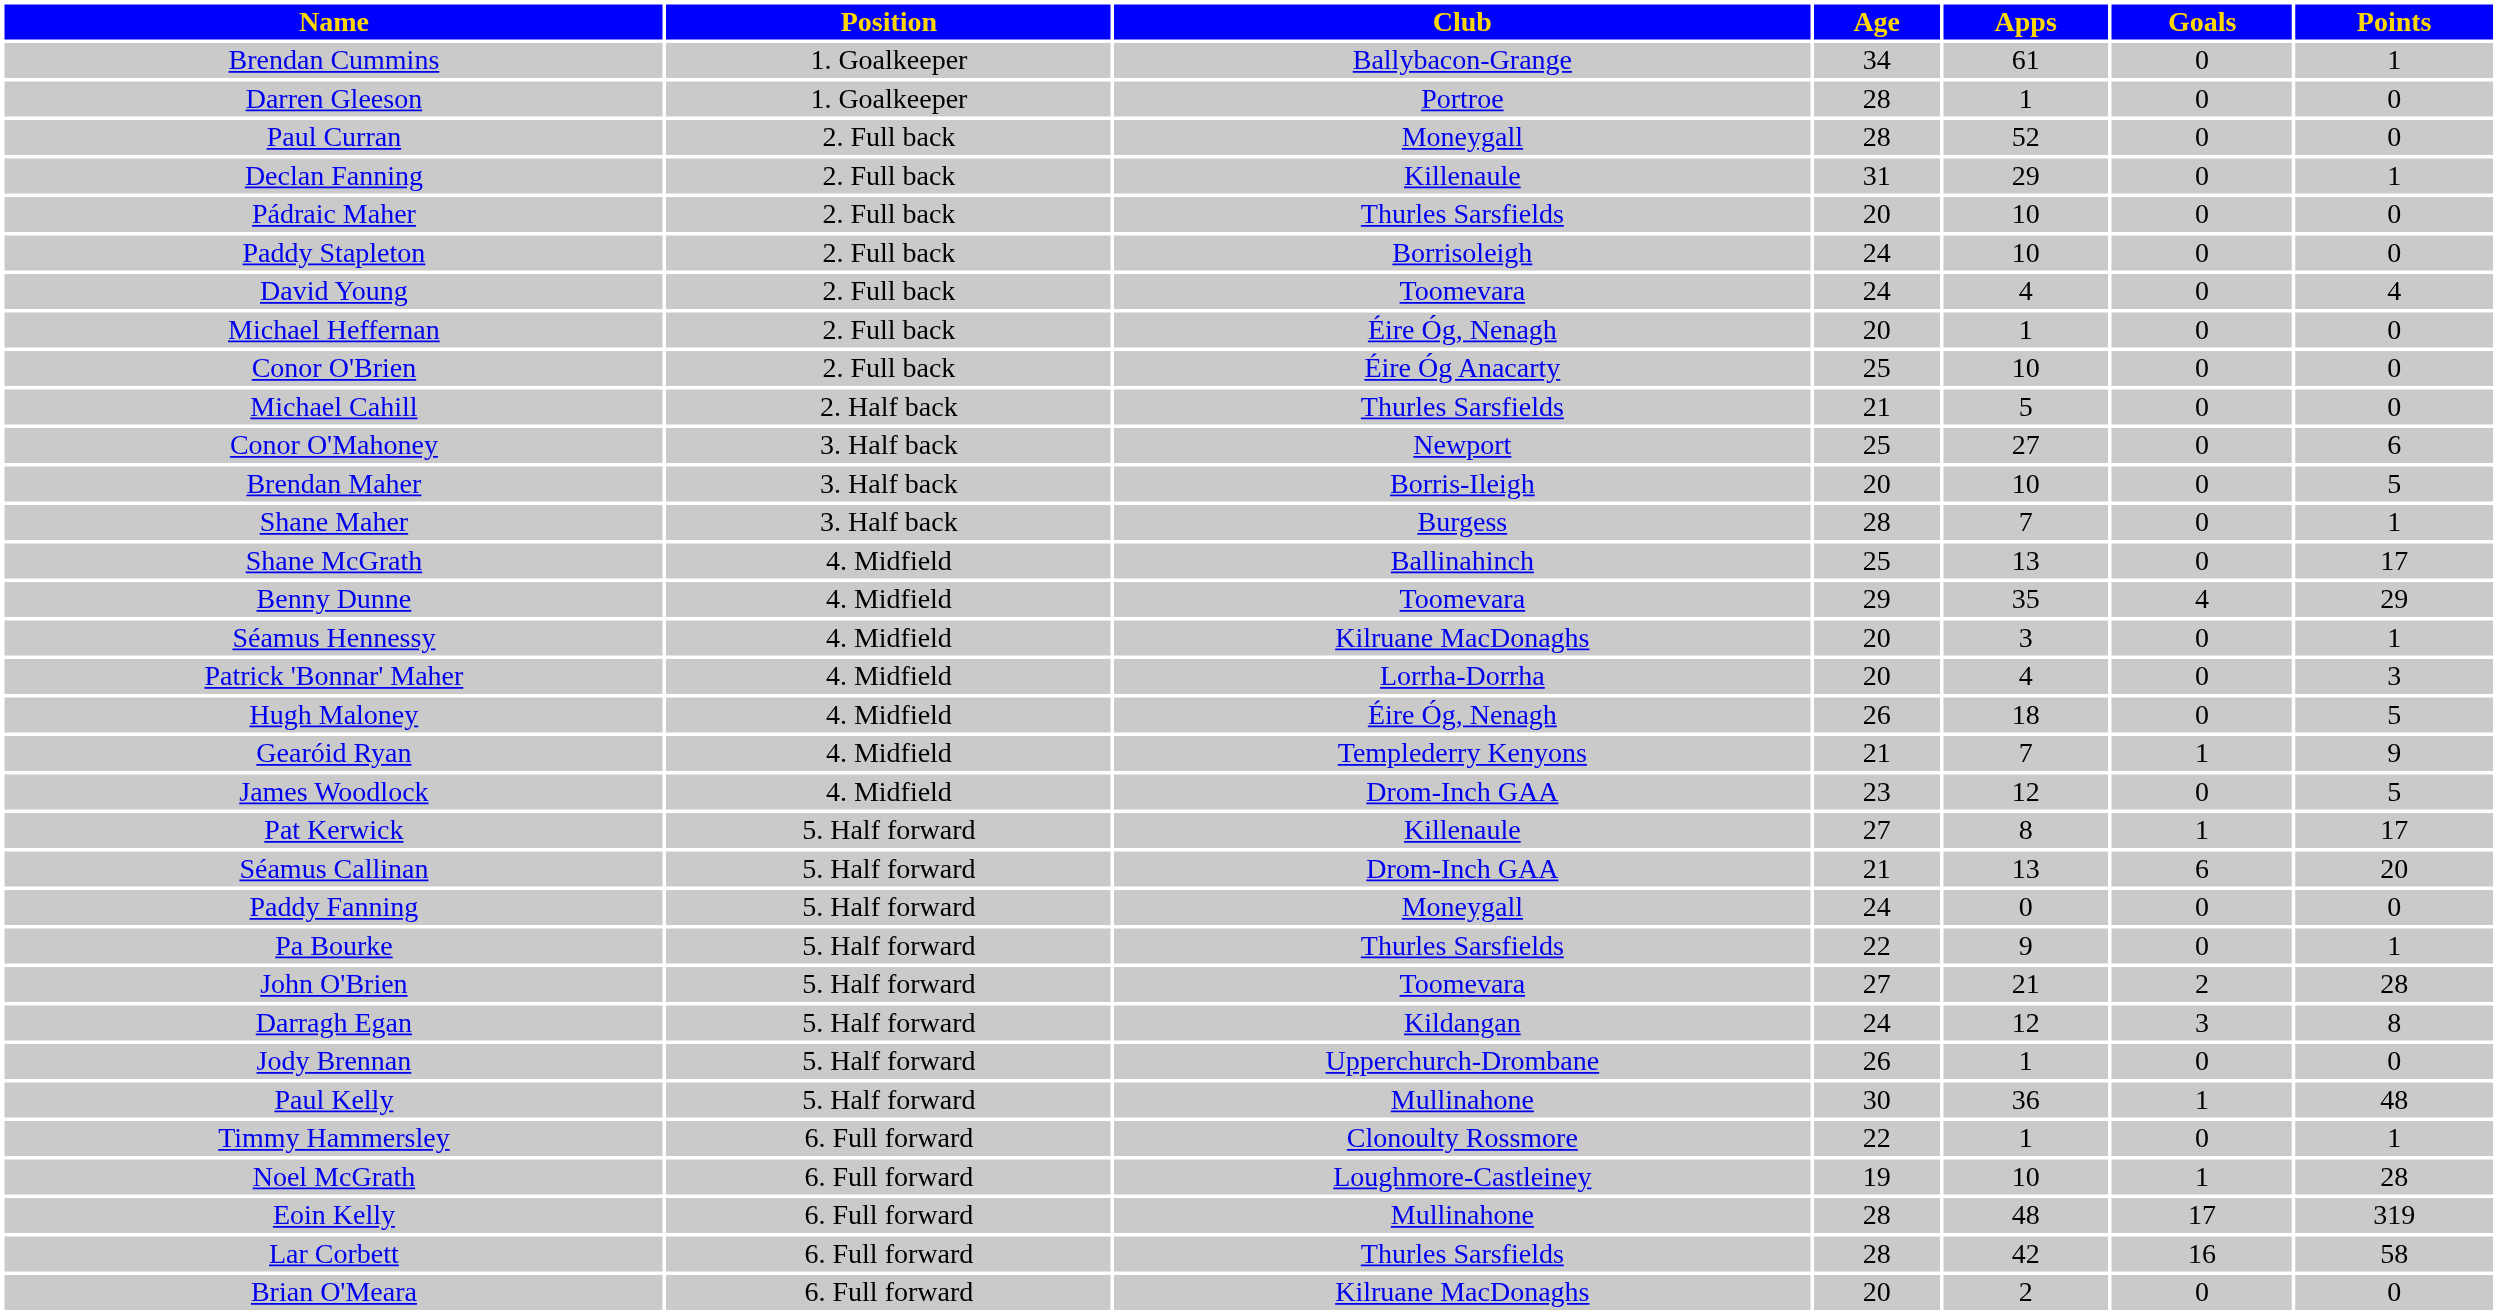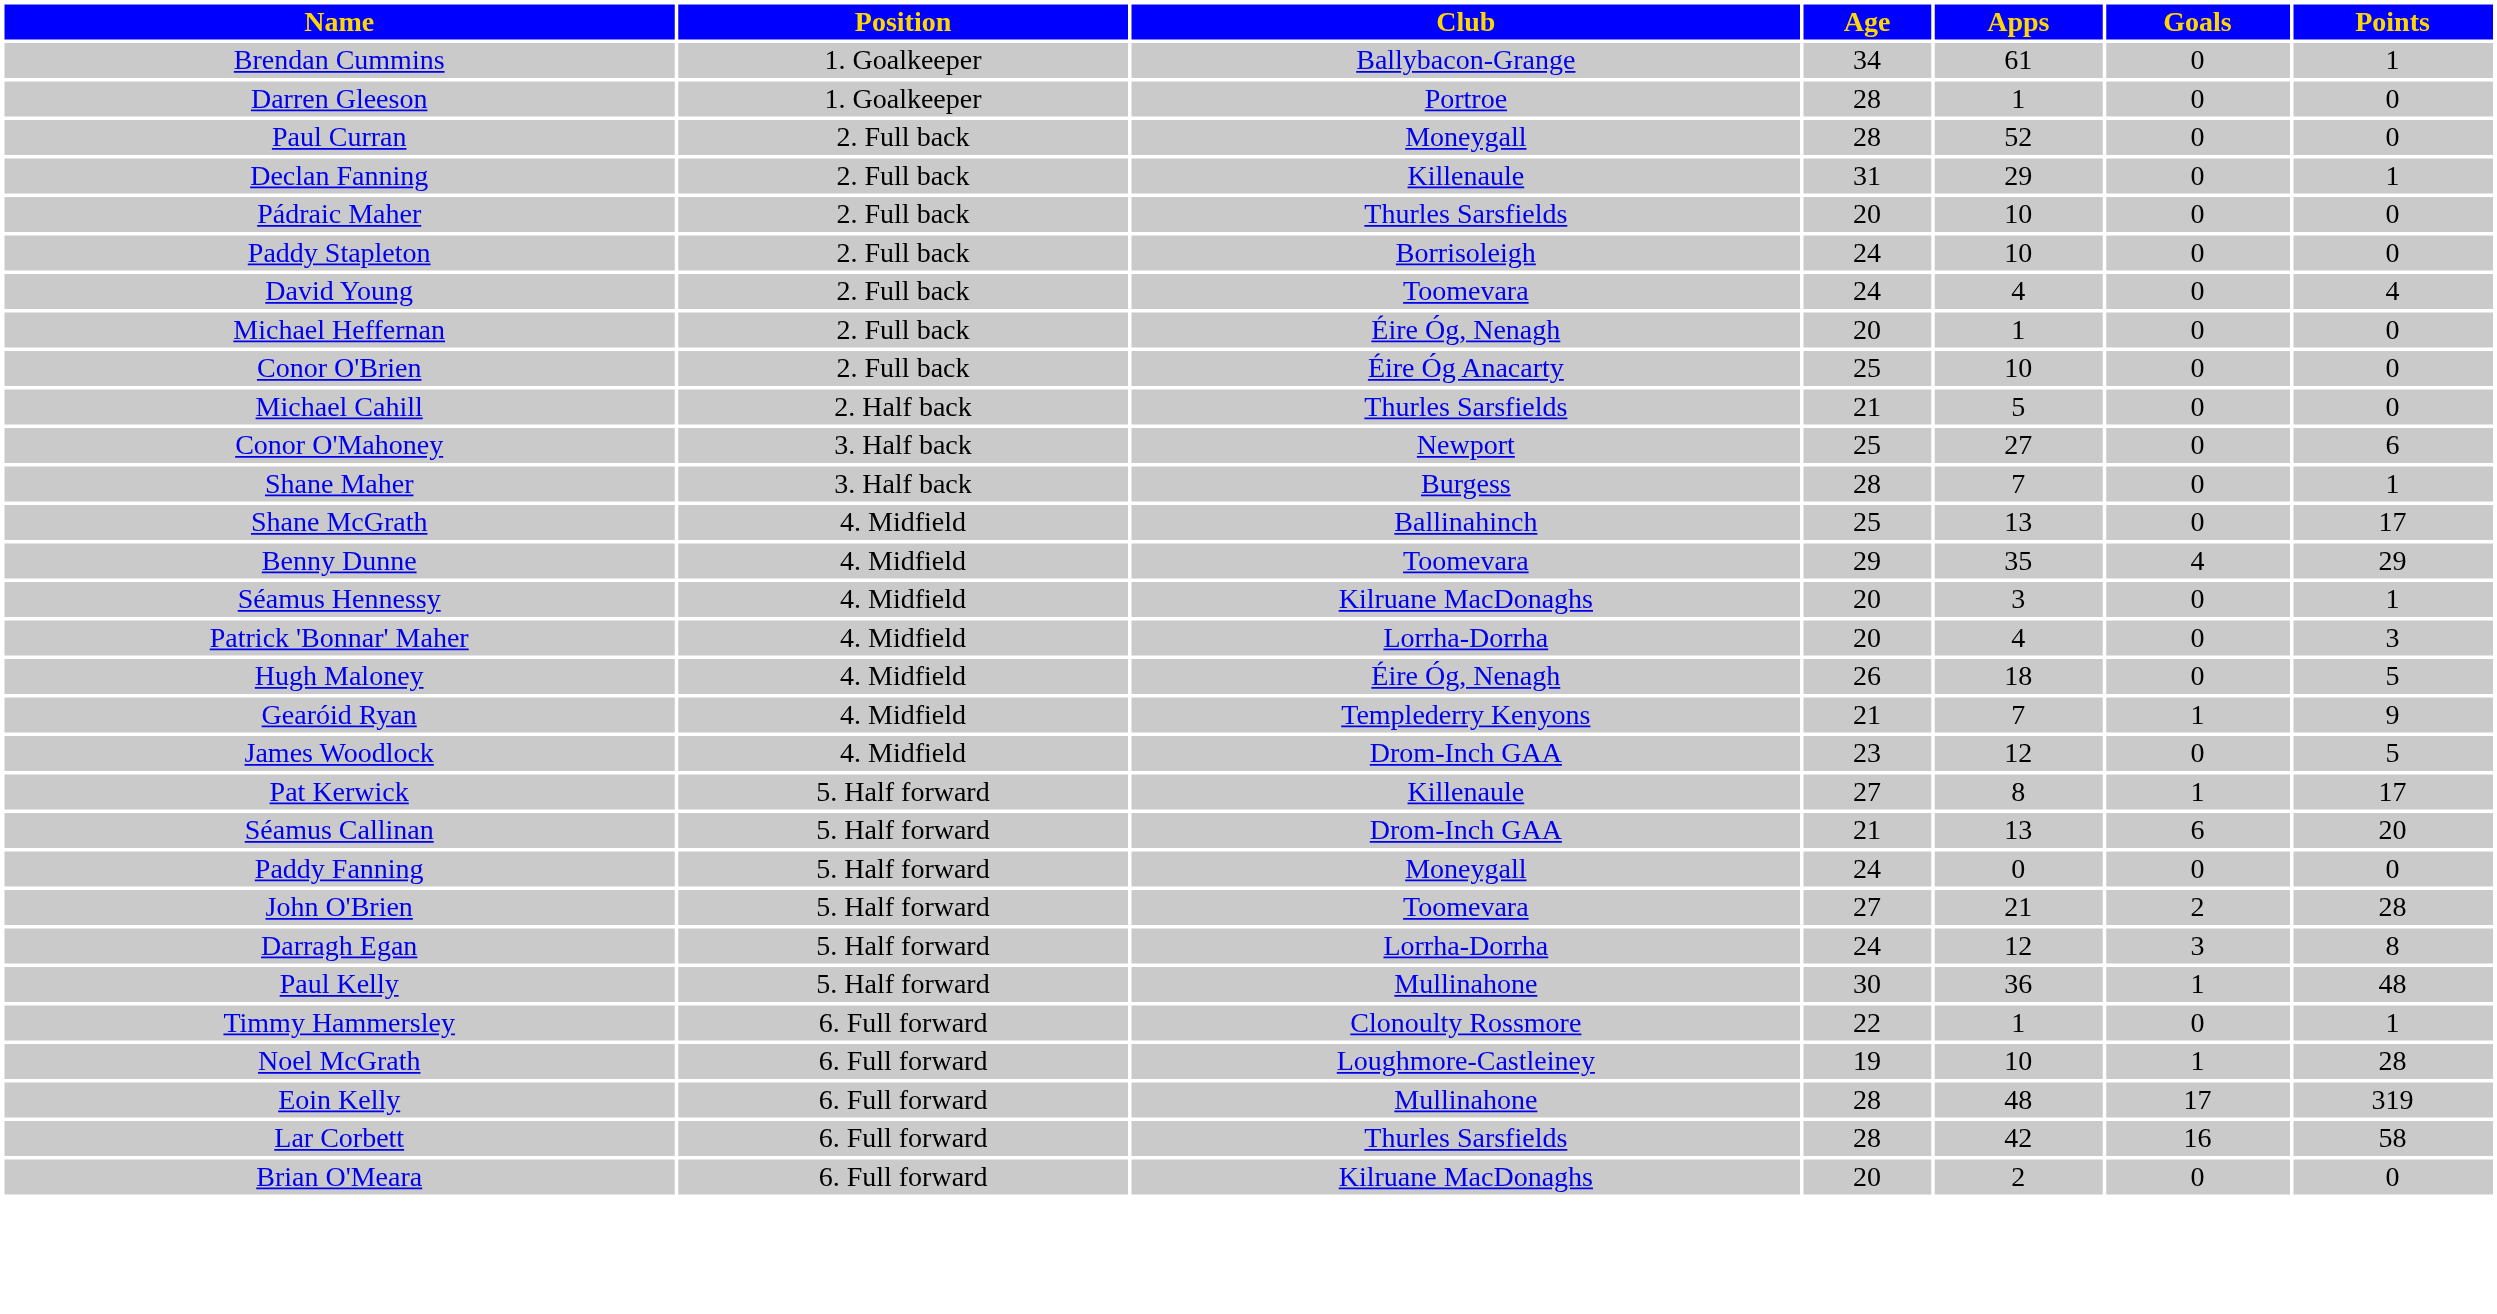- row: (334, 483)
- row: (334, 945)
(1462, 1022) Kildangan -> (1466, 945) Lorrha-Dorrha
- row: (334, 1061)
